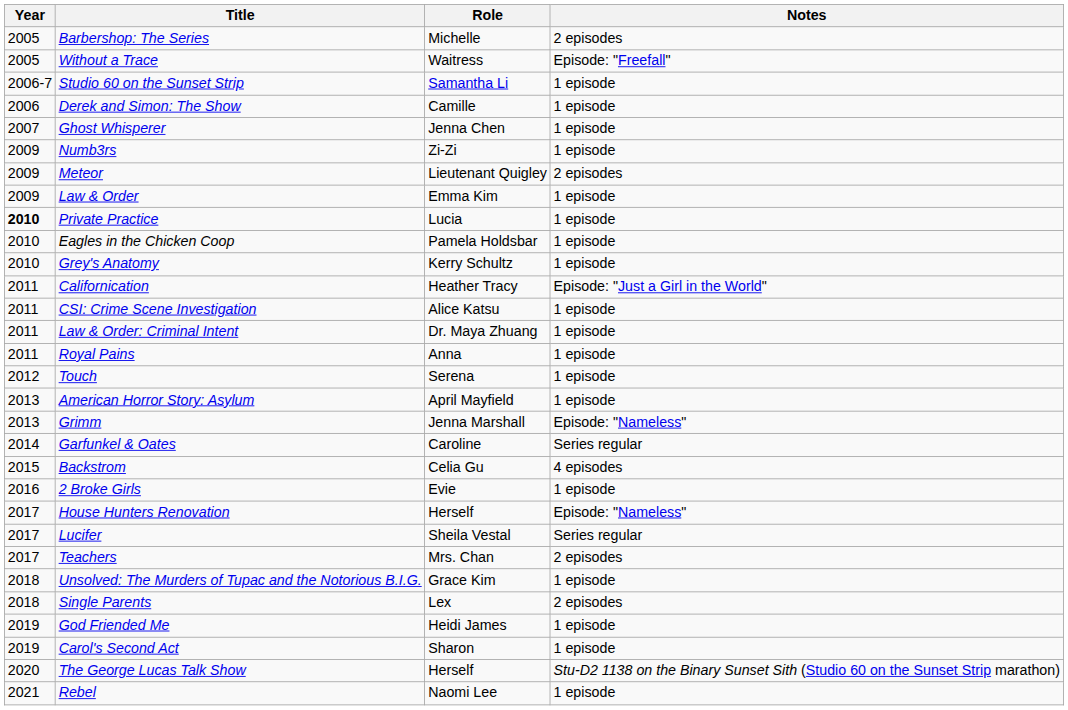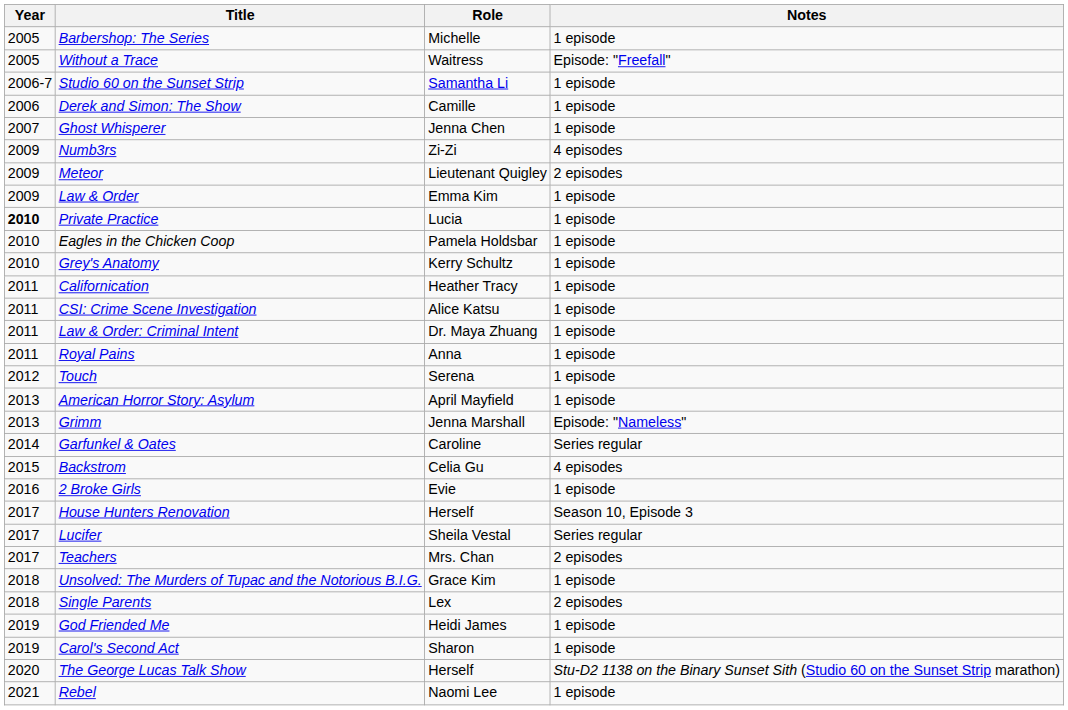(588, 38) 2 episodes -> (584, 38) 1 episode
(584, 151) 1 episode -> (588, 151) 4 episodes
(660, 286) Episode: "Just a Girl in the World" -> (584, 286) 1 episode
(620, 512) Episode: "Nameless" -> (623, 512) Season 10, Episode 3
